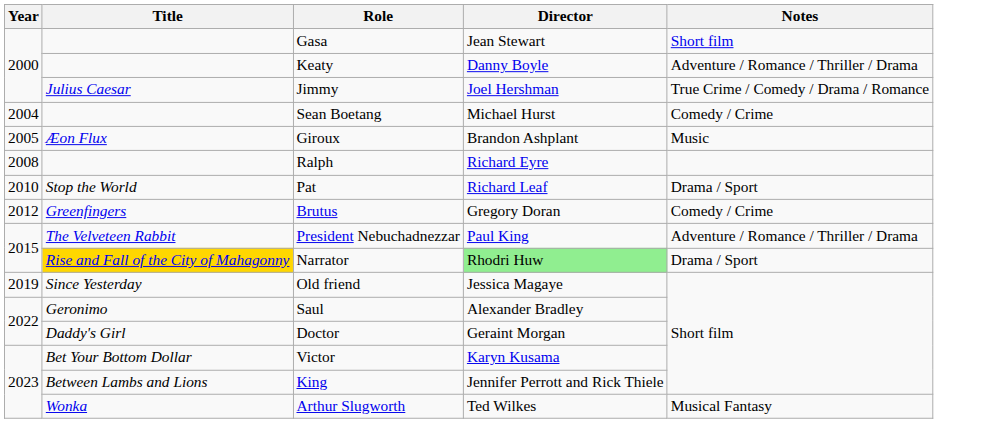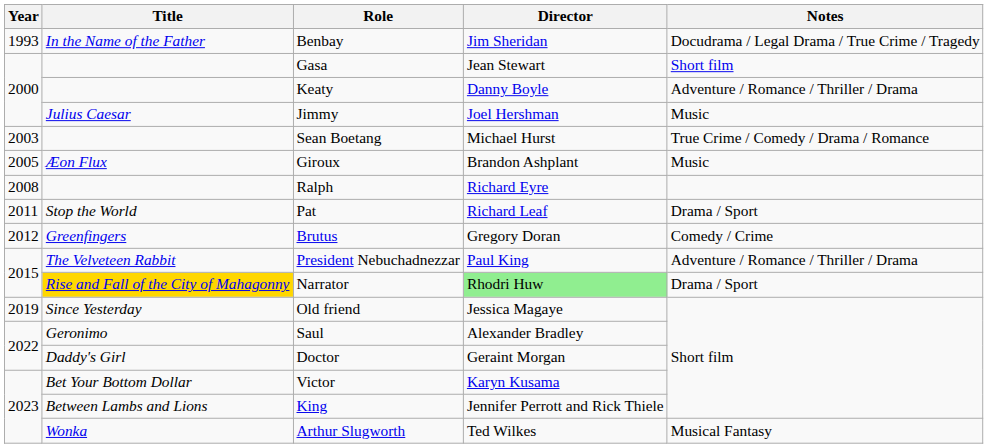+ row: (320, 41)
(800, 89) True Crime / Comedy / Drama / Romance -> (690, 114) Music
(23, 114) 2004 -> (23, 138) 2003
(722, 114) Comedy / Crime -> (800, 138) True Crime / Comedy / Drama / Romance
(23, 187) 2010 -> (23, 211) 2011
